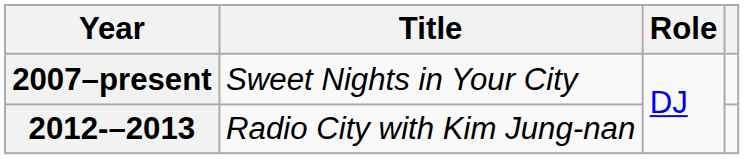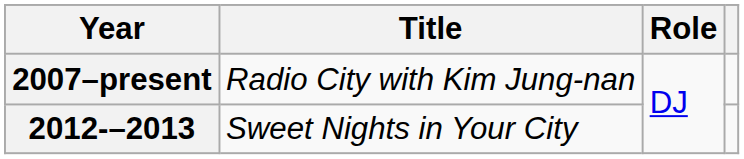(402, 78) Sweet Nights in Your City -> (431, 78) Radio City with Kim Jung-nan
(431, 128) Radio City with Kim Jung-nan -> (402, 128) Sweet Nights in Your City
